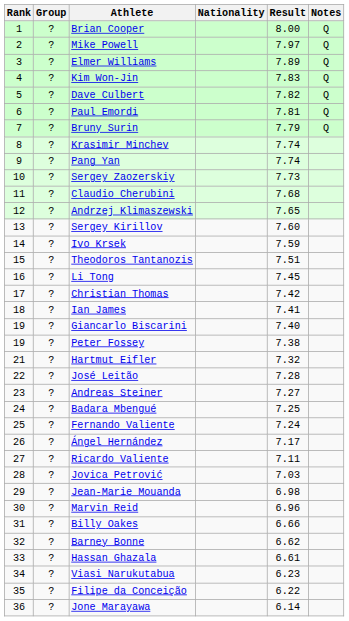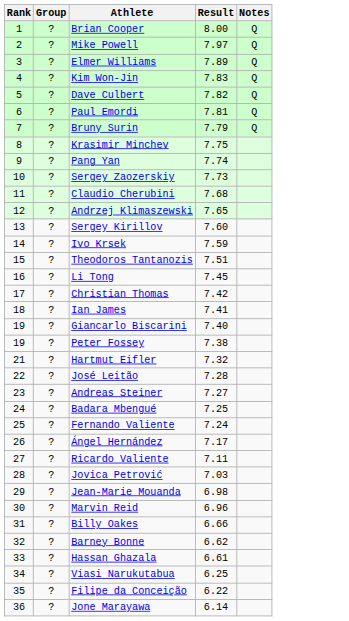- column: (231, 13)
(288, 145) 7.74 -> (216, 145) 7.75
(288, 575) 6.23 -> (216, 575) 6.25
